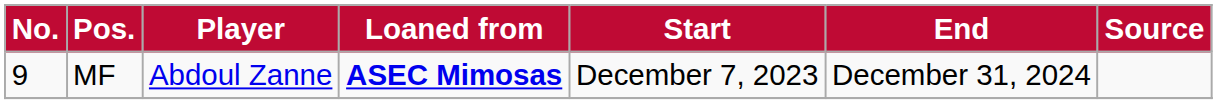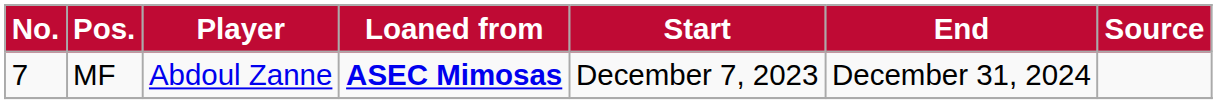(20, 75) 9 -> (20, 75) 7
